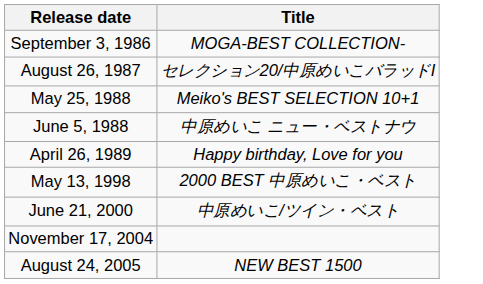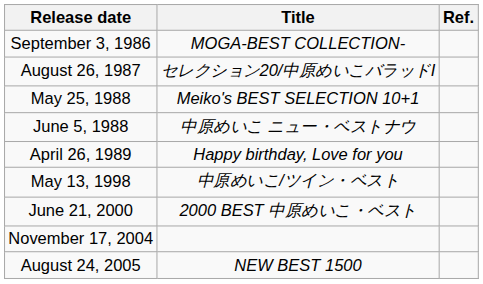+ column: (459, 17)
(298, 181) 2000 BEST 中原めいこ・ベスト -> (298, 181) 中原めいこ/ツイン・ベスト
(298, 210) 中原めいこ/ツイン・ベスト -> (298, 210) 2000 BEST 中原めいこ・ベスト
